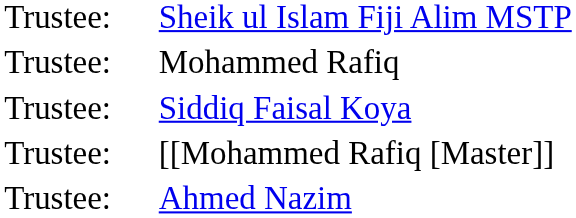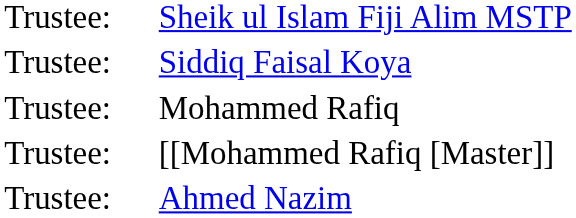rows swapped: (285, 107) <-> (279, 62)
